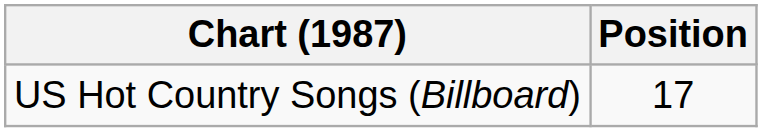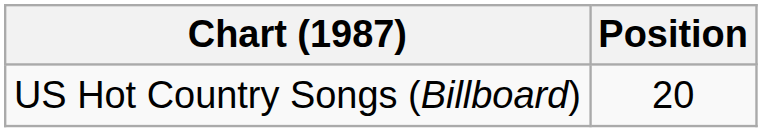(673, 94) 17 -> (673, 94) 20
